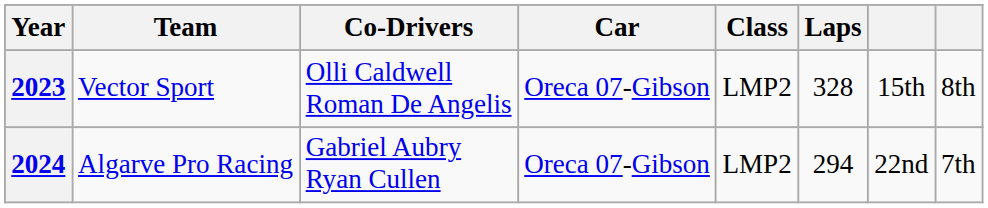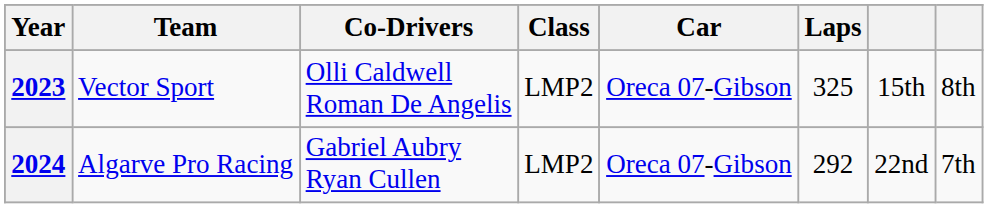columns swapped: (617, 27) <-> (757, 27)
(833, 87) 328 -> (833, 87) 325
(833, 164) 294 -> (833, 164) 292
